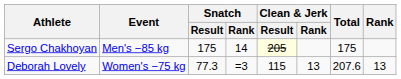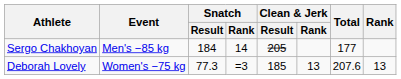(207, 48) 175 -> (207, 48) 184
(277, 48) lightyellow background -> (277, 48) no background
(347, 48) 175 -> (347, 48) 177
(277, 66) 115 -> (277, 66) 185
